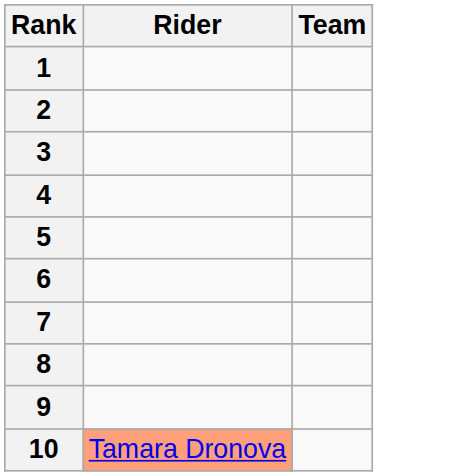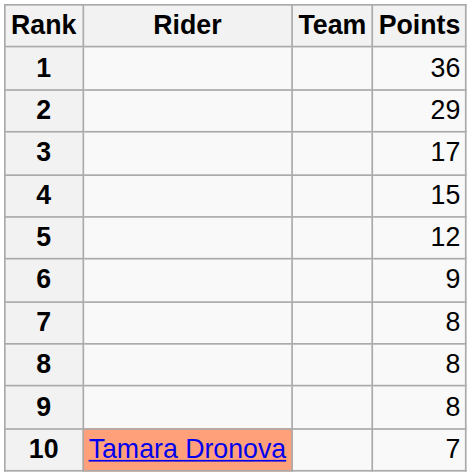+ column: (419, 25)
